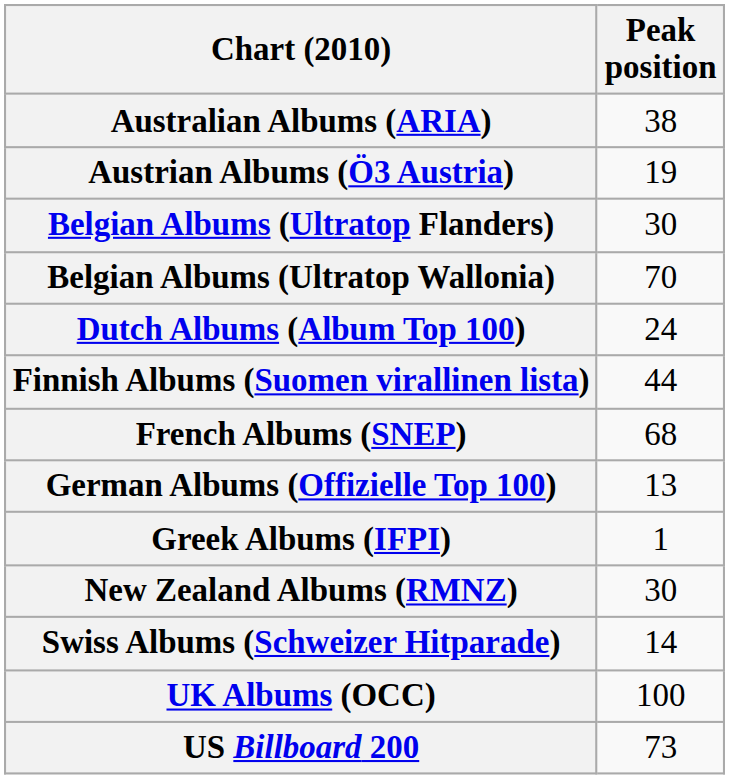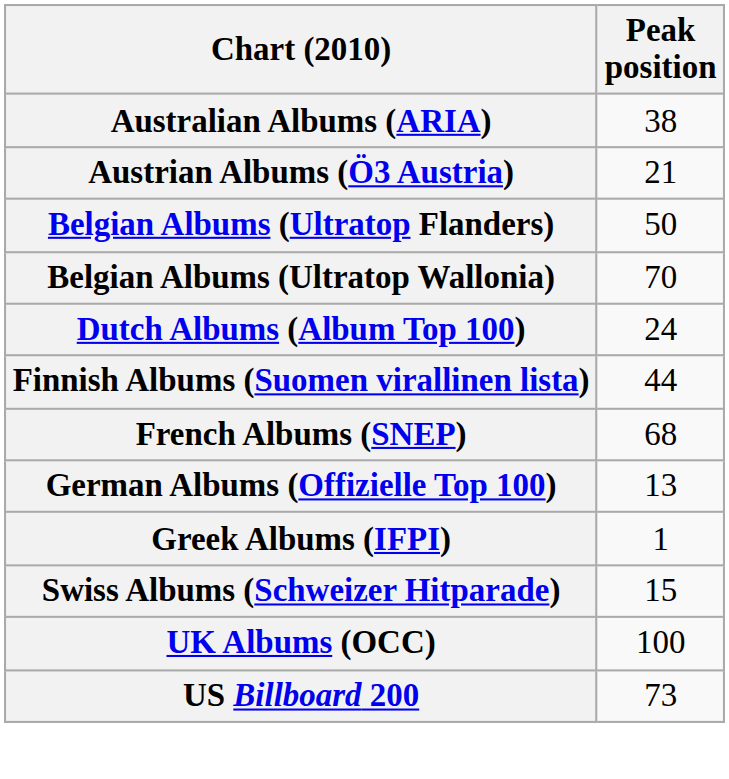(661, 172) 19 -> (661, 172) 21
(661, 224) 30 -> (661, 224) 50
- row: (301, 590)
(661, 642) 14 -> (661, 590) 15
